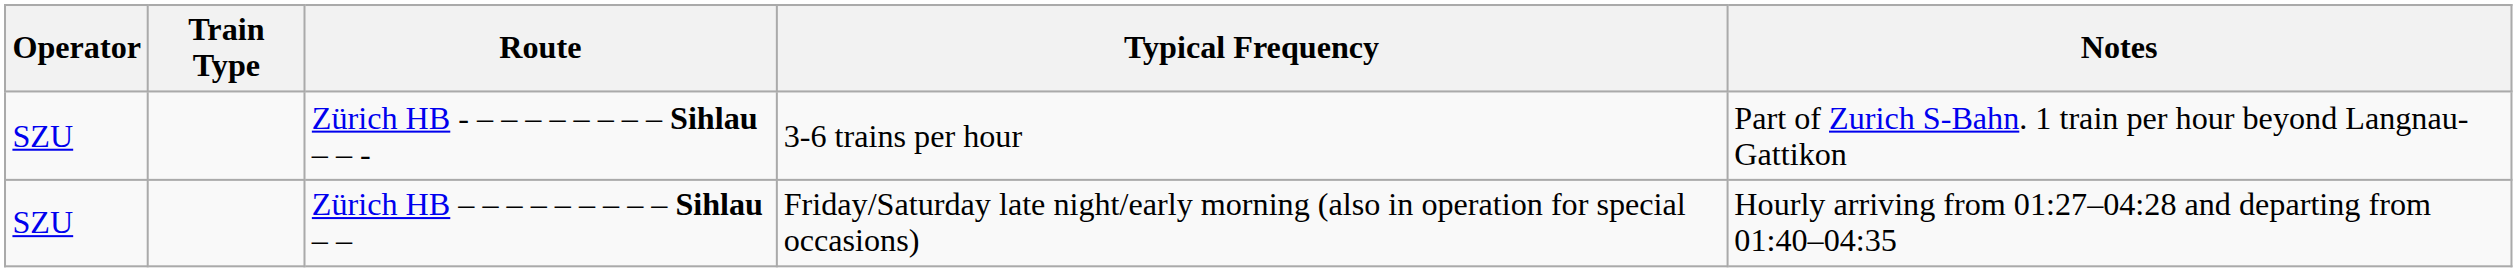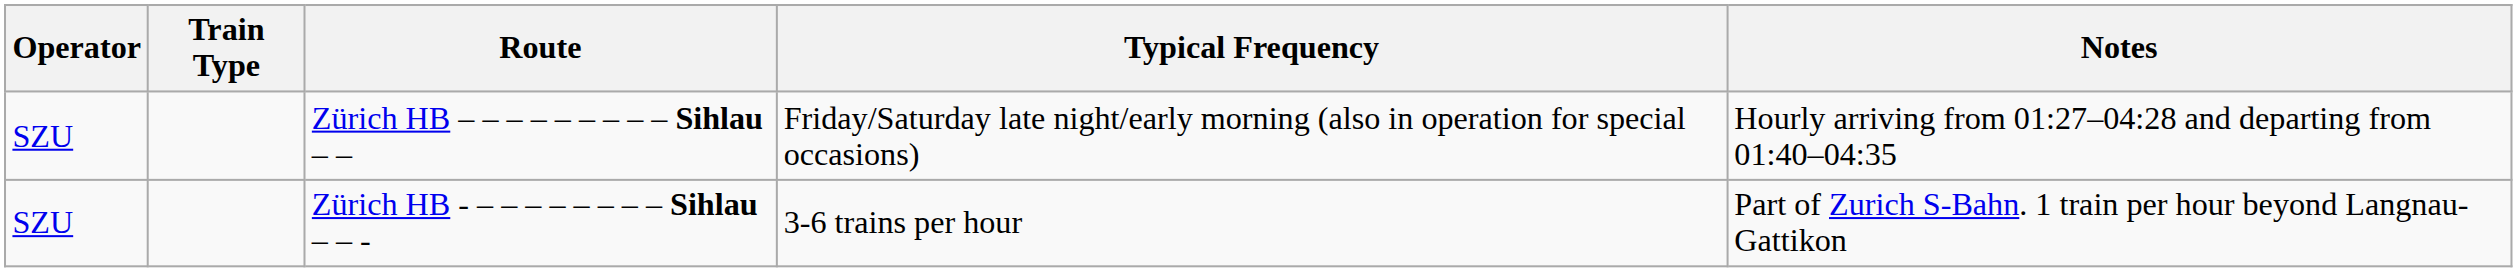rows swapped: (535, 135) <-> (537, 222)
